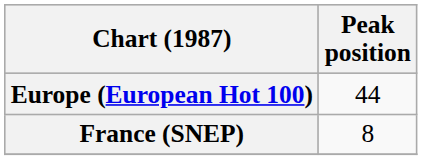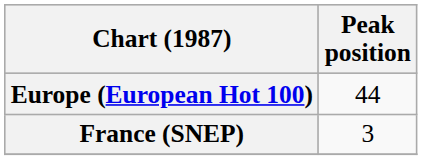(368, 133) 8 -> (368, 133) 3
